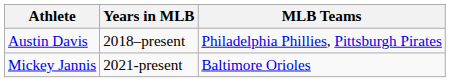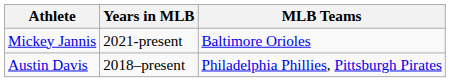rows swapped: (48, 40) <-> (52, 64)
